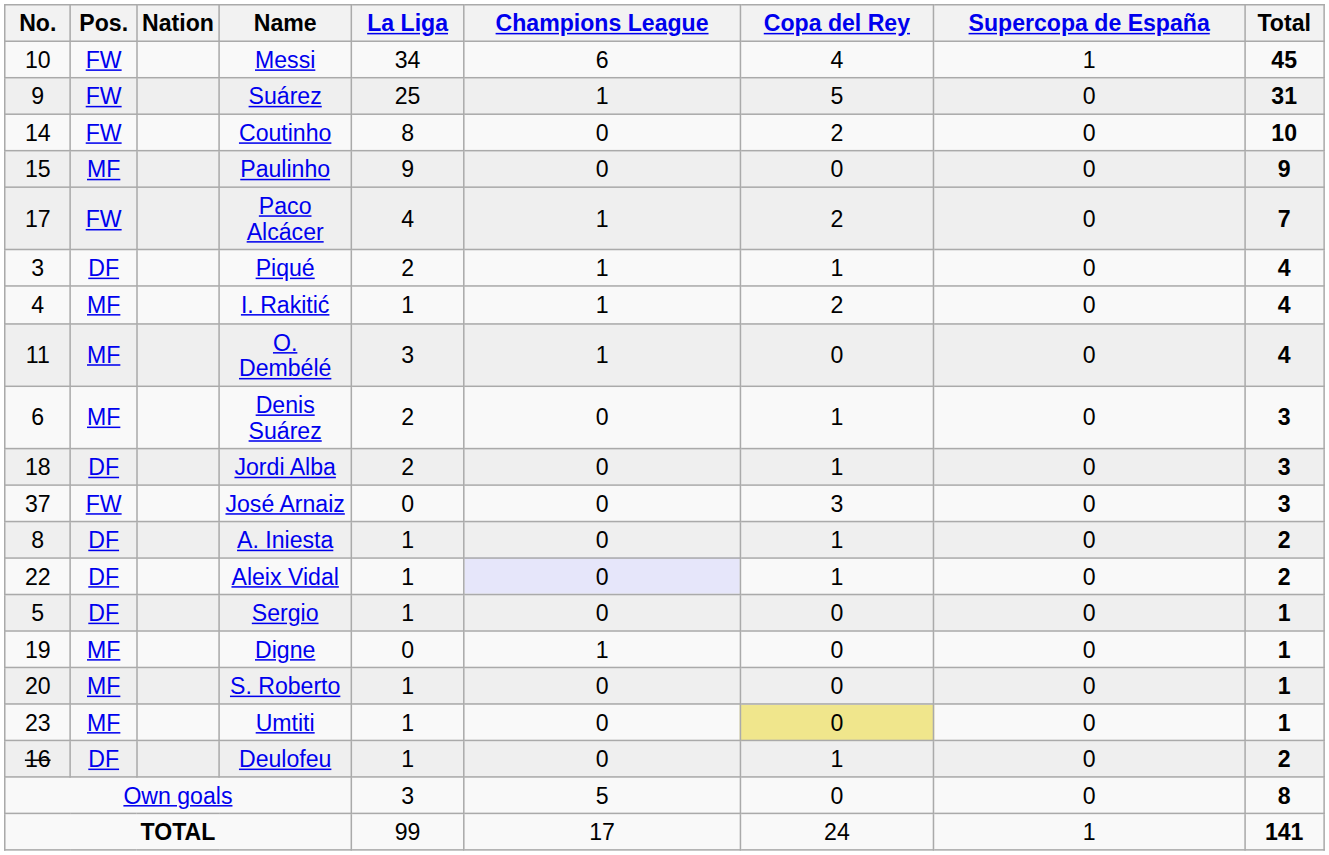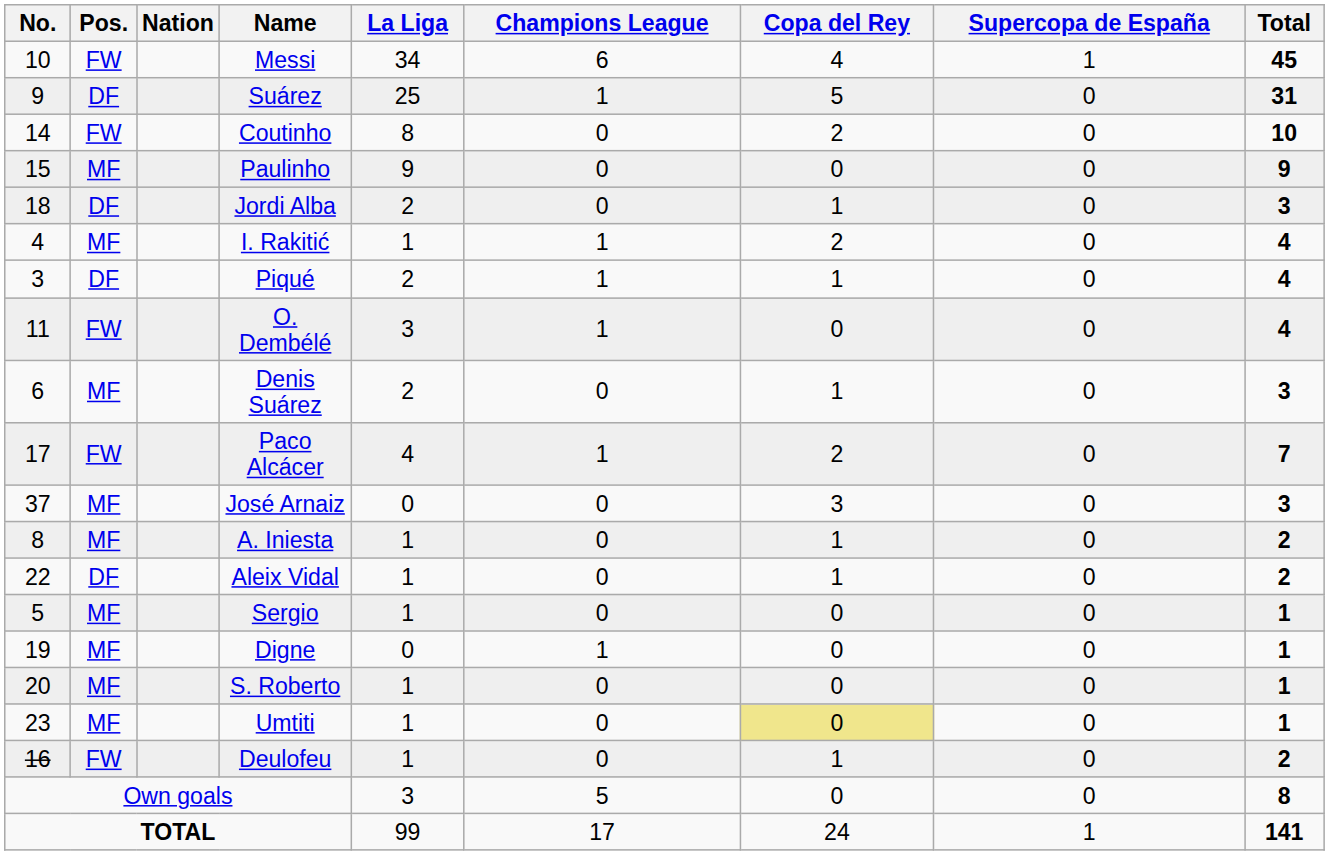(104, 96) FW -> (104, 96) DF
rows swapped: (285, 219) <-> (285, 467)
rows swapped: (285, 269) <-> (285, 305)
(104, 355) MF -> (104, 329) FW
(104, 503) FW -> (104, 503) MF
(104, 540) DF -> (104, 540) MF
(602, 576) lavender background -> (602, 576) no background
(104, 613) DF -> (104, 613) MF
(104, 759) DF -> (104, 759) FW
